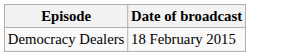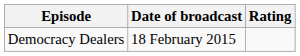+ column: (270, 16)
